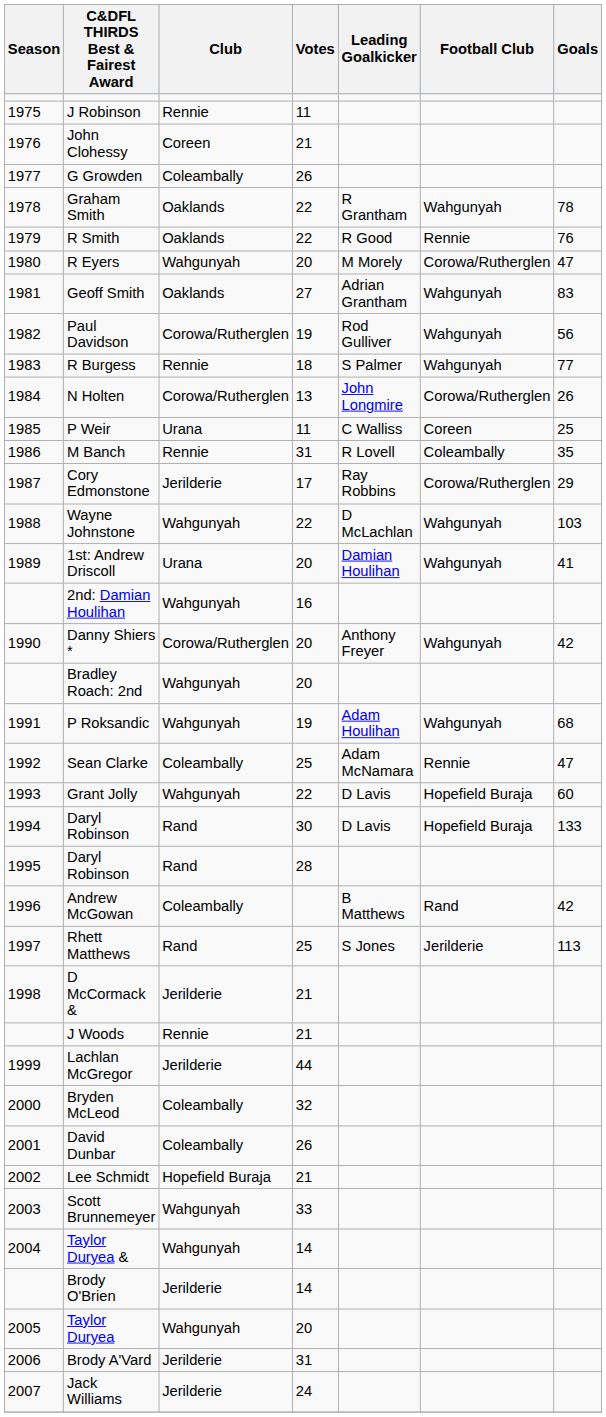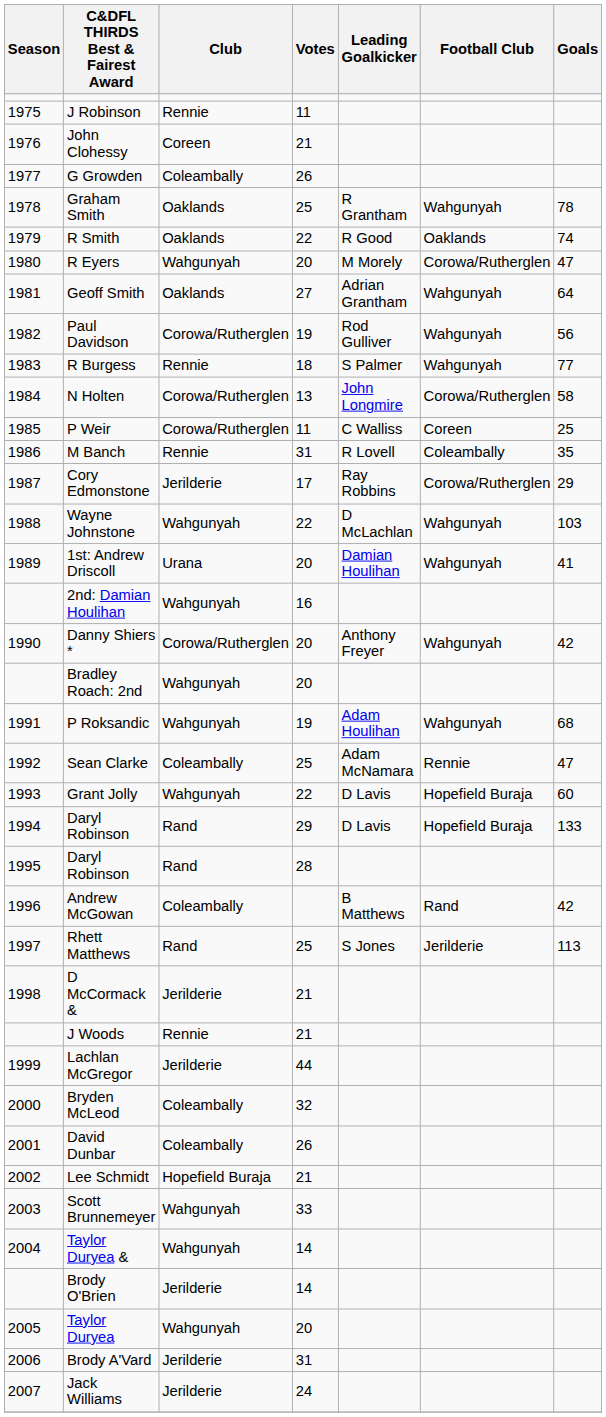(304, 207) 22 -> (304, 207) 25
(447, 239) Rennie -> (455, 239) Oaklands
(565, 239) 76 -> (565, 239) 74
(565, 294) 83 -> (565, 294) 64
(565, 397) 26 -> (565, 397) 58
(182, 428) Urana -> (226, 428) Corowa/Rutherglen
(304, 826) 30 -> (304, 826) 29
